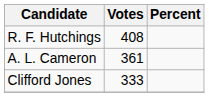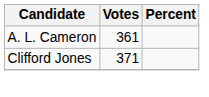- row: (54, 37)
(132, 80) 333 -> (128, 59) 371
